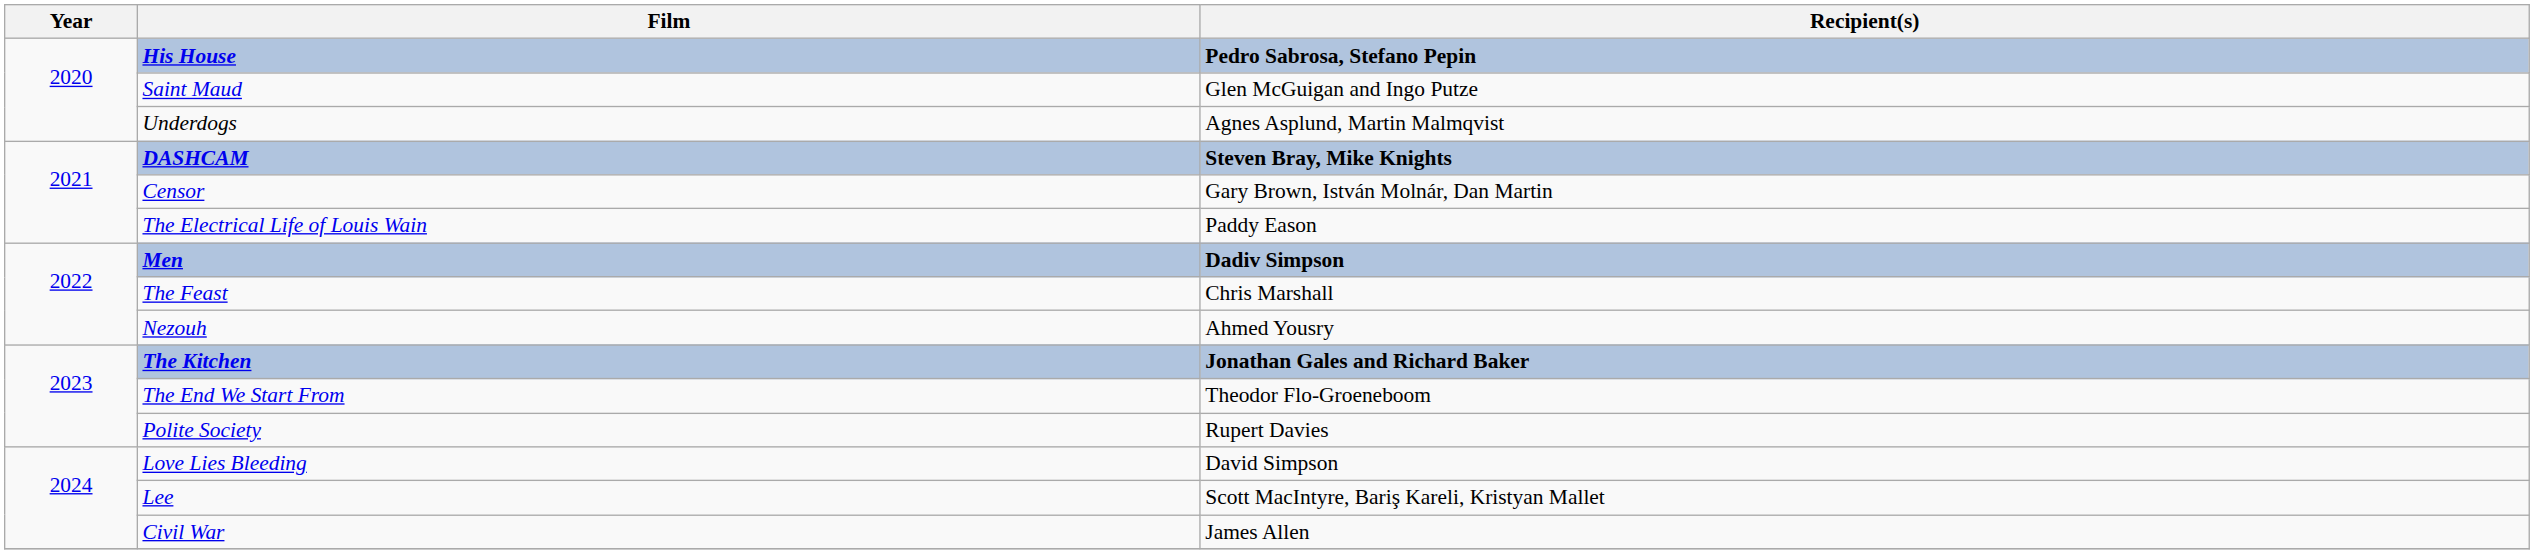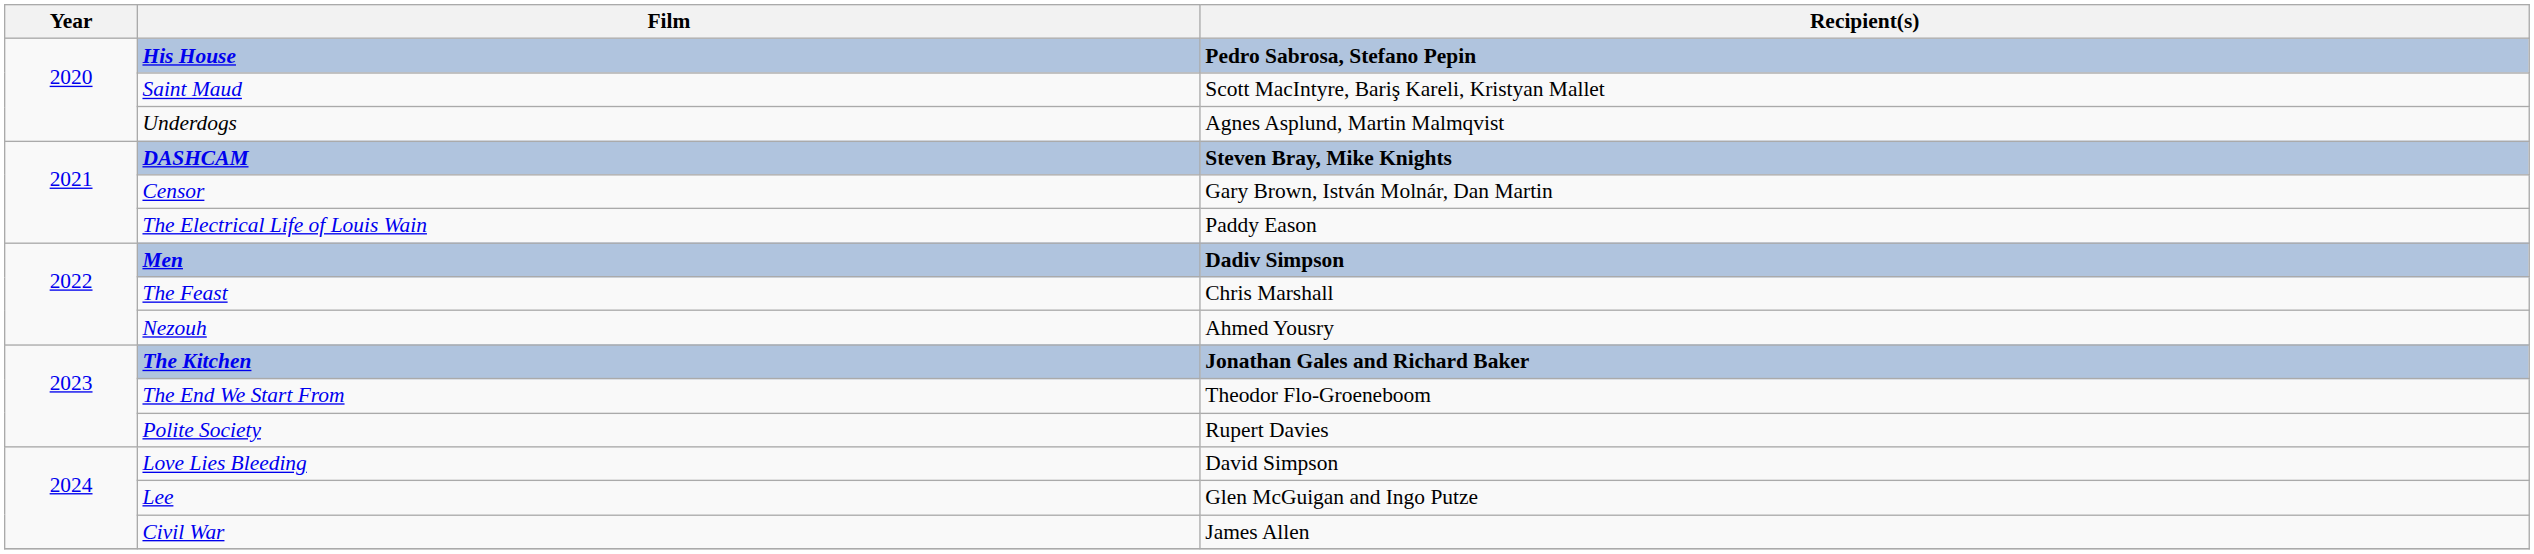(1342, 89) Glen McGuigan and Ingo Putze -> (1405, 89) Scott MacIntyre, Bariş Kareli, Kristyan Mallet
(1405, 497) Scott MacIntyre, Bariş Kareli, Kristyan Mallet -> (1342, 497) Glen McGuigan and Ingo Putze
